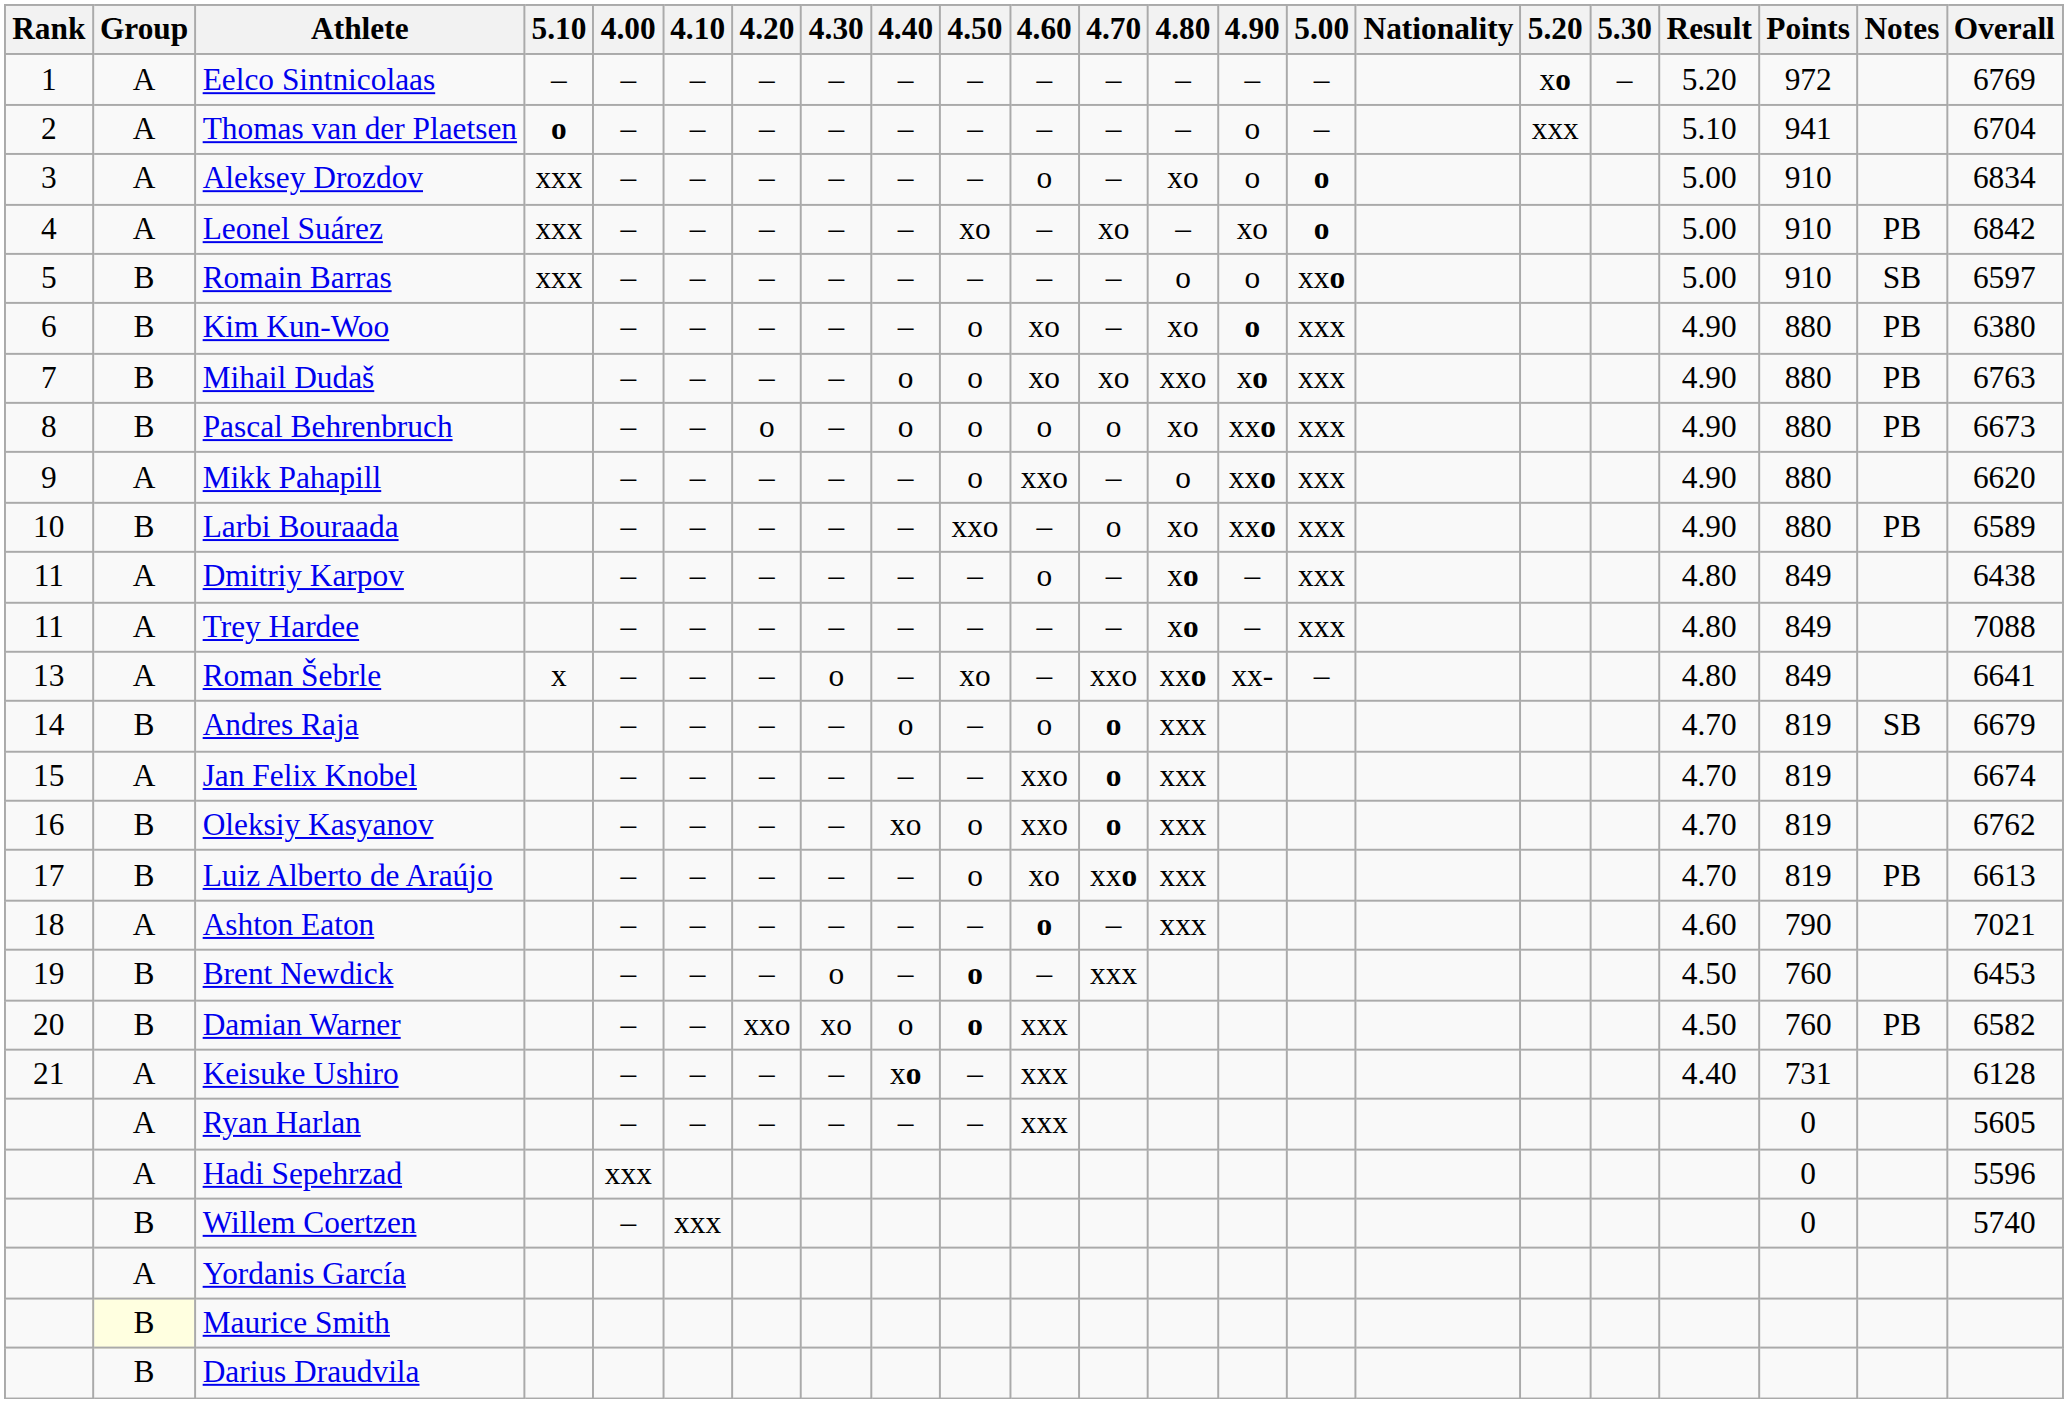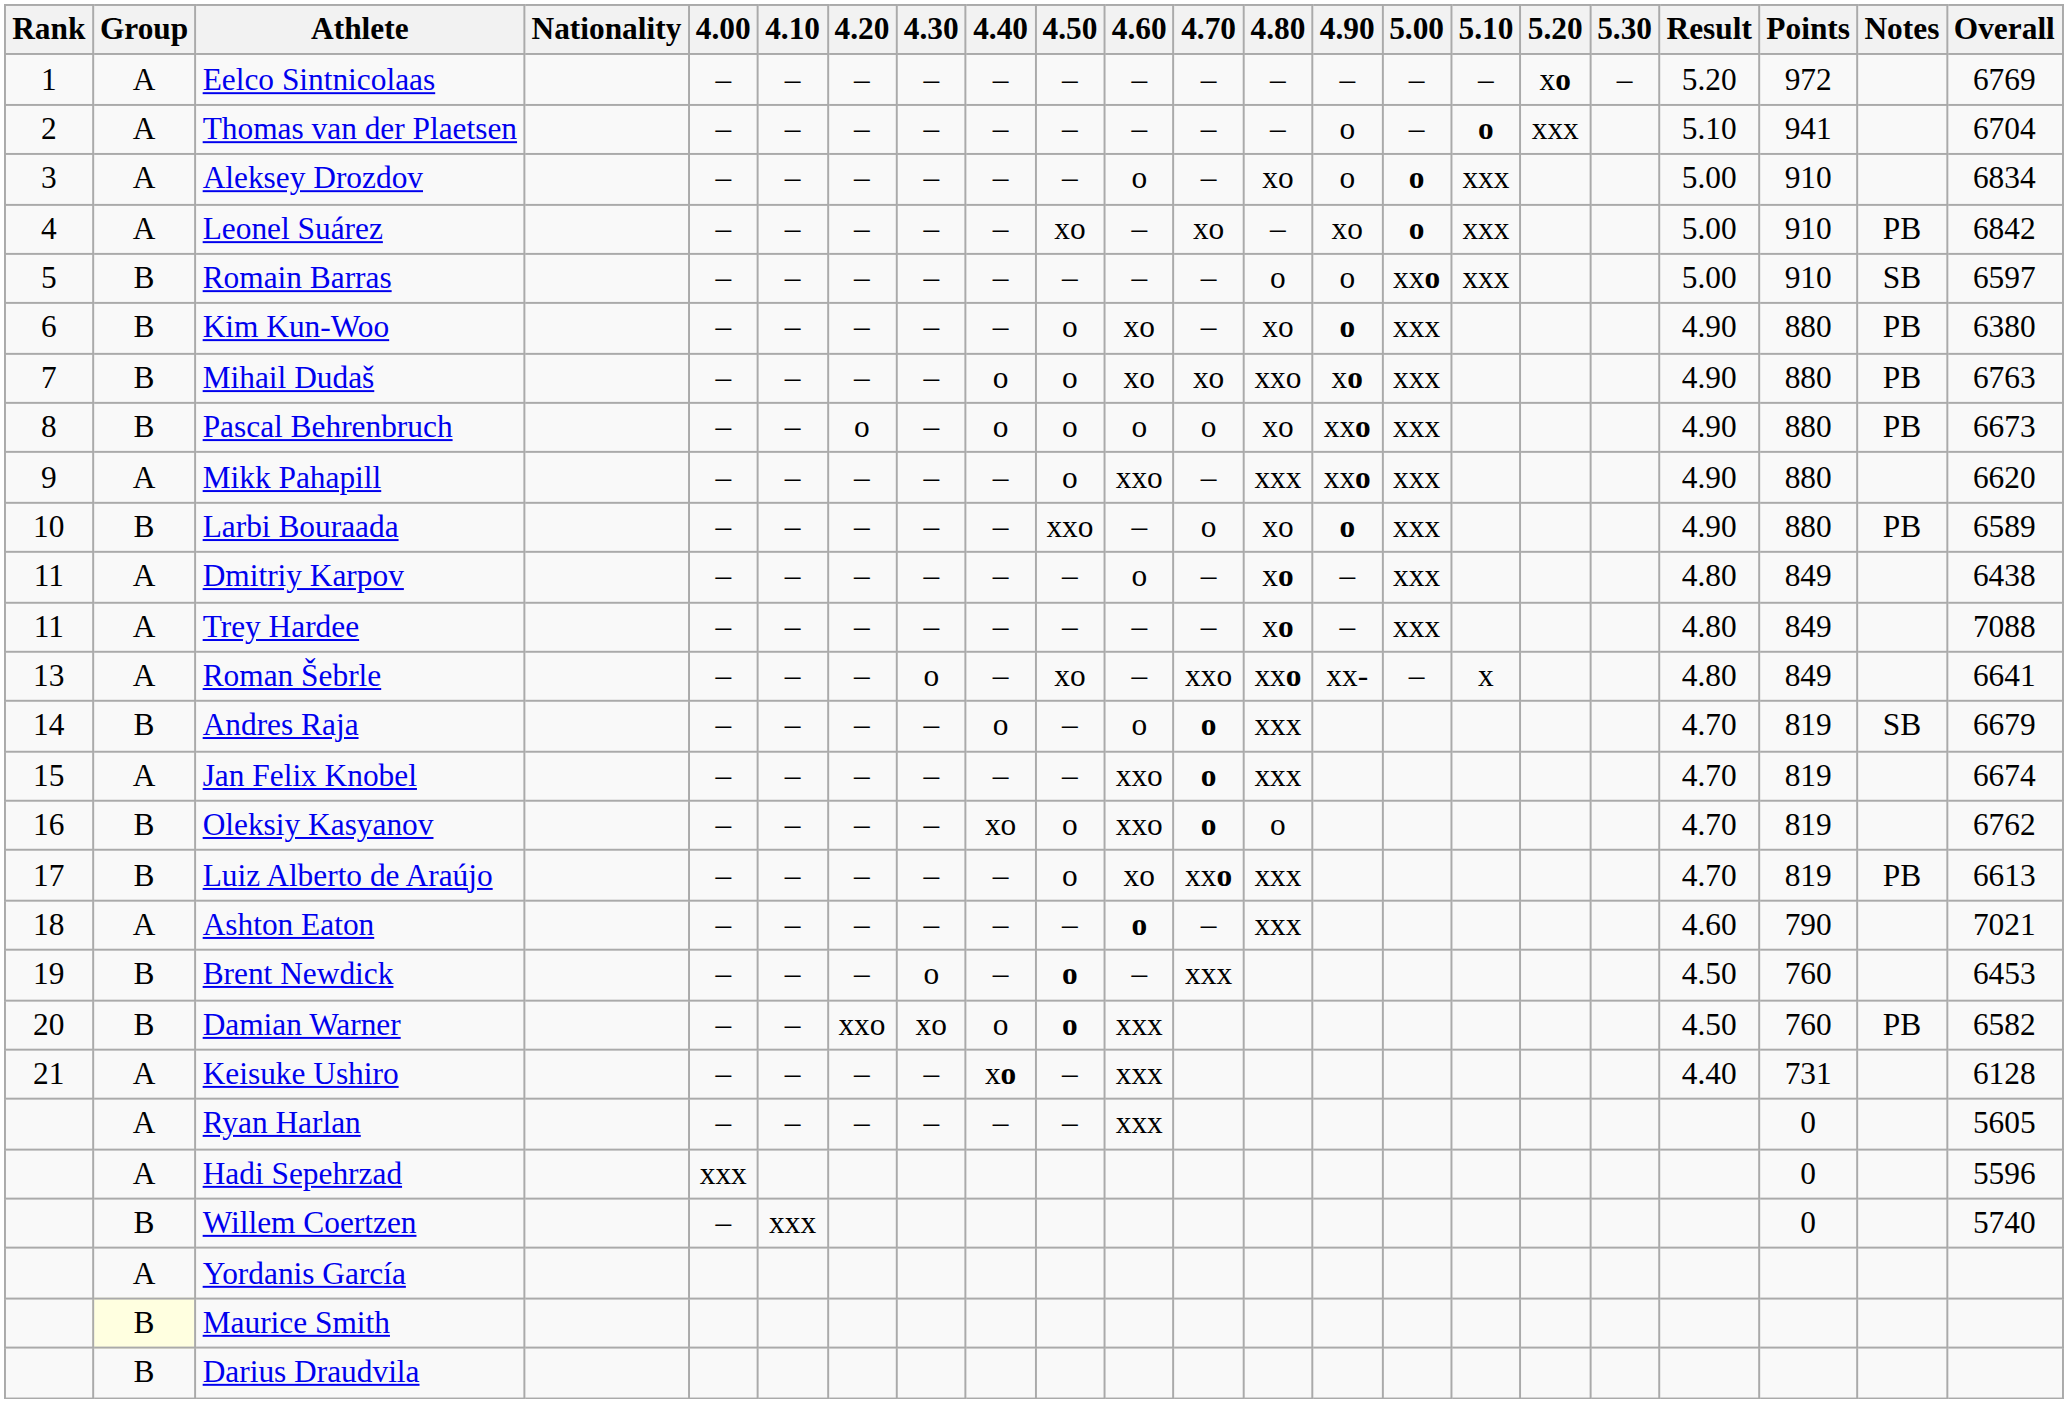columns swapped: (1438, 29) <-> (559, 29)
(1183, 476) o -> (1278, 476) xxx
(1252, 526) xxo -> (1347, 526) o
(1183, 825) xxx -> (1278, 825) o
